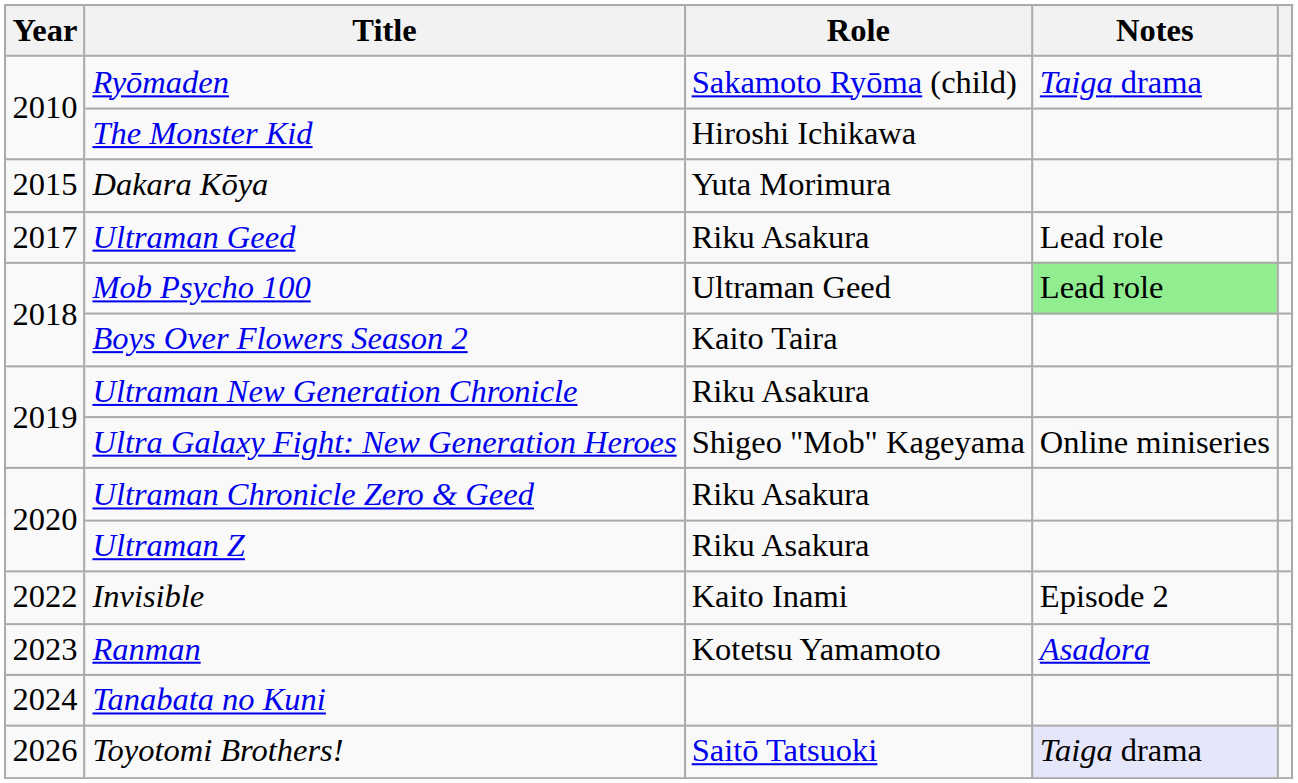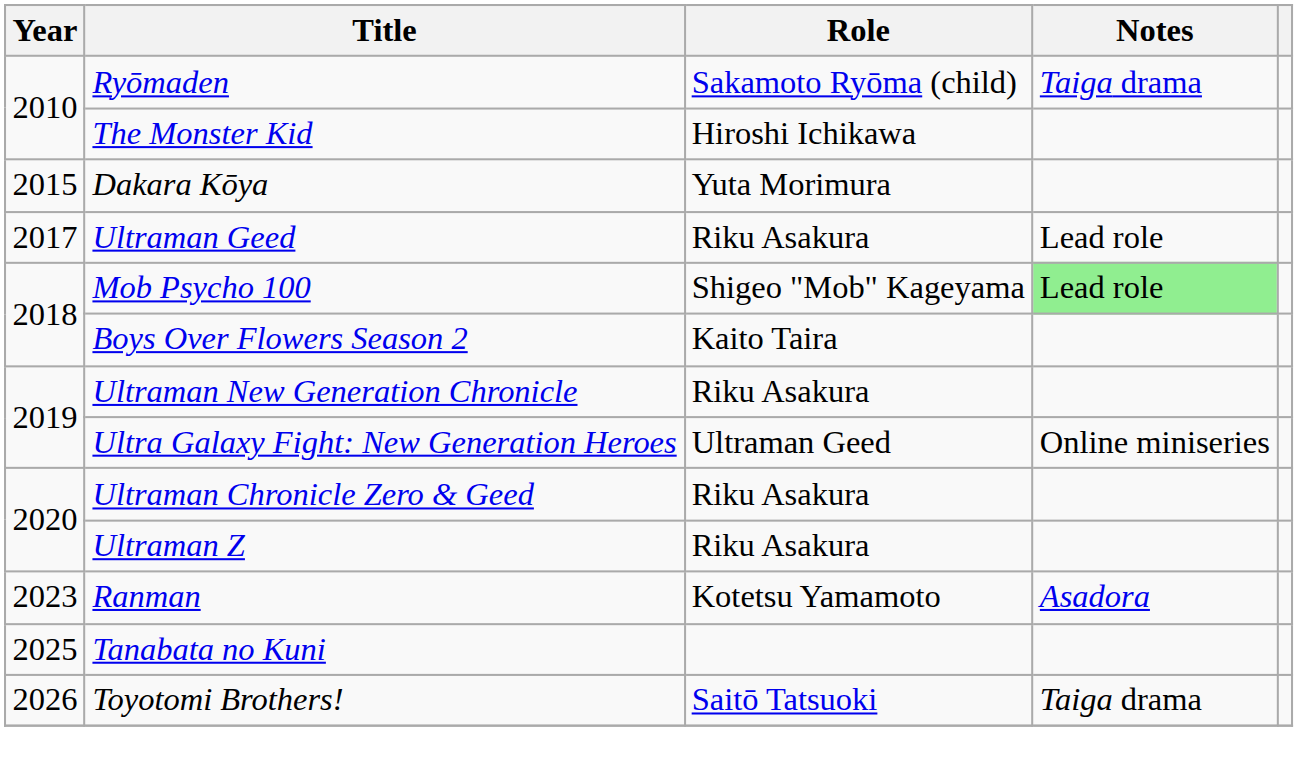(791, 287) Ultraman Geed -> (858, 287) Shigeo "Mob" Kageyama
(858, 442) Shigeo "Mob" Kageyama -> (791, 442) Ultraman Geed
- row: (148, 596)
(45, 699) 2024 -> (45, 648) 2025
(1121, 751) lavender background -> (1121, 699) no background
